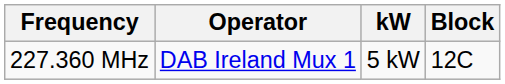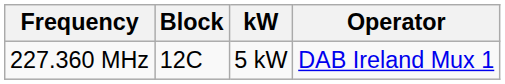columns swapped: (462, 23) <-> (258, 23)
